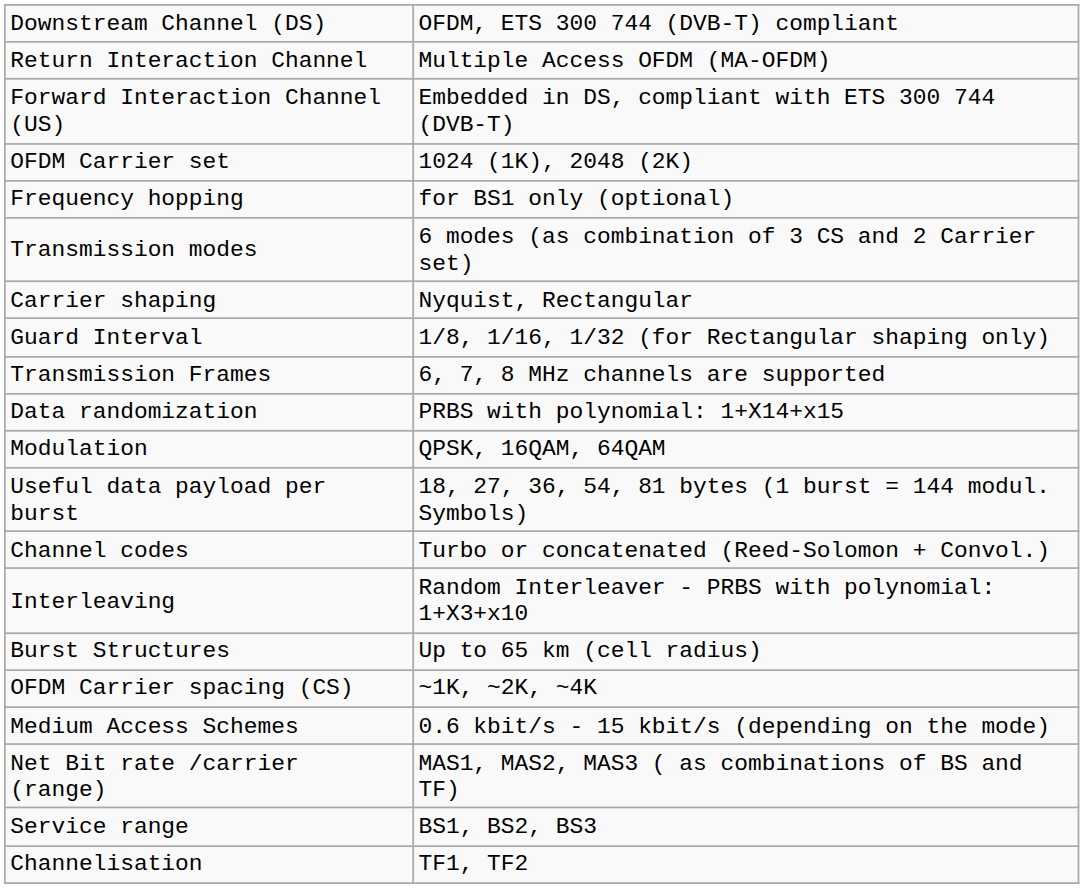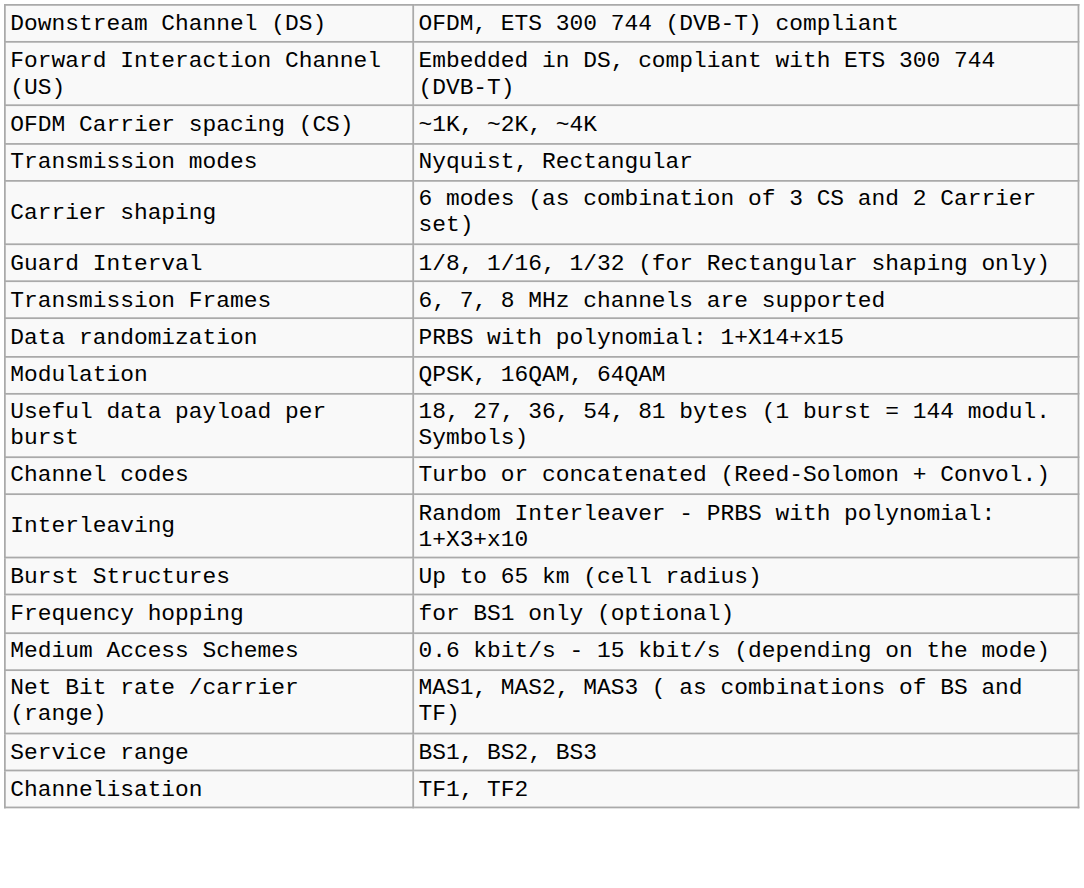- row: (189, 61)
- row: (120, 162)
rows swapped: (182, 688) <-> (127, 199)
(727, 250) 6 modes (as combination of 3 CS and 2 Carrier set) -> (556, 162) Nyquist, Rectangular
(556, 300) Nyquist, Rectangular -> (727, 212) 6 modes (as combination of 3 CS and 2 Carrier set)
